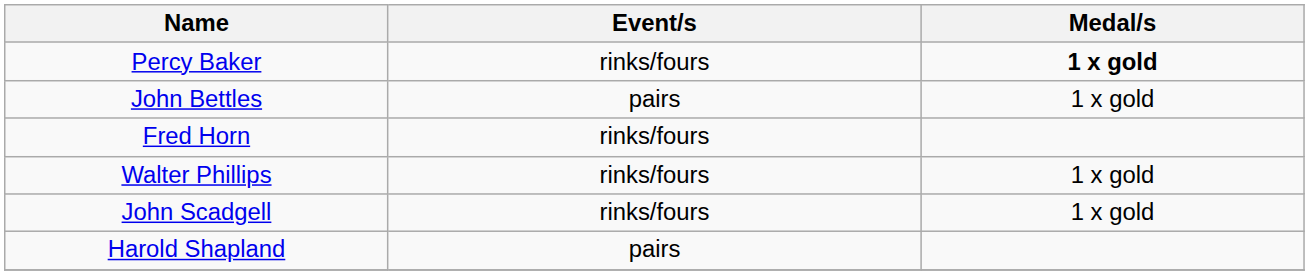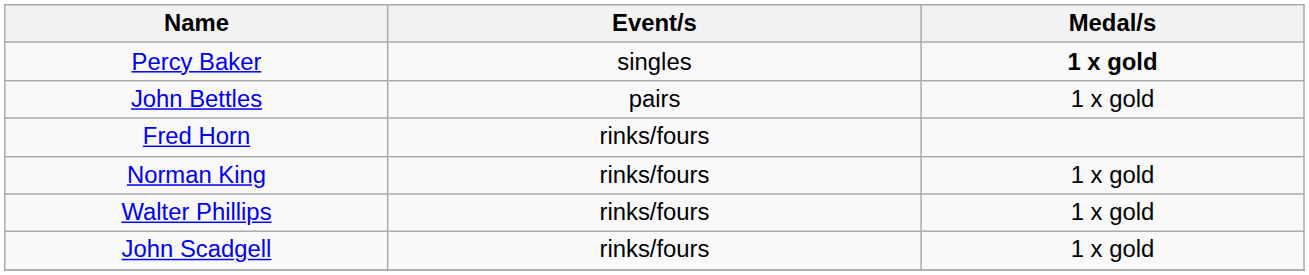(654, 61) rinks/fours -> (654, 61) singles
+ row: (196, 174)
- row: (196, 250)
